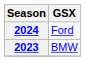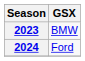rows swapped: (26, 48) <-> (26, 31)
